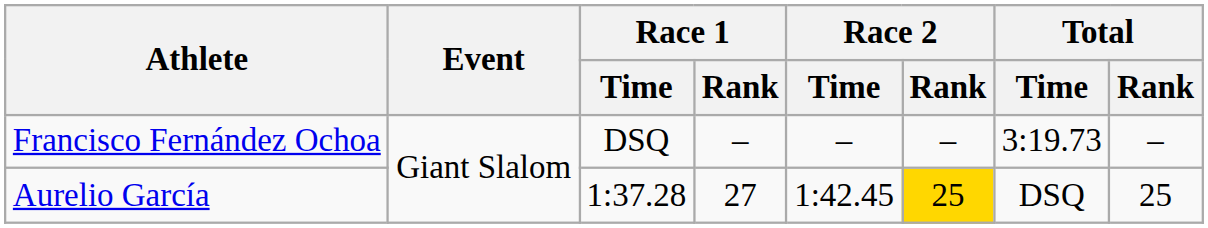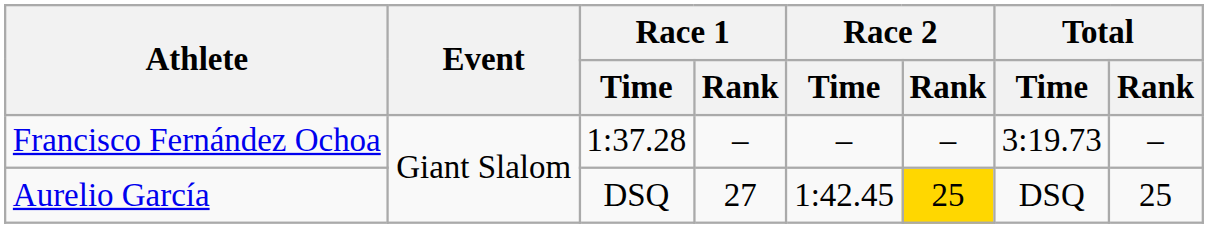(636, 140) DSQ -> (636, 140) 1:37.28
(636, 195) 1:37.28 -> (636, 195) DSQ
